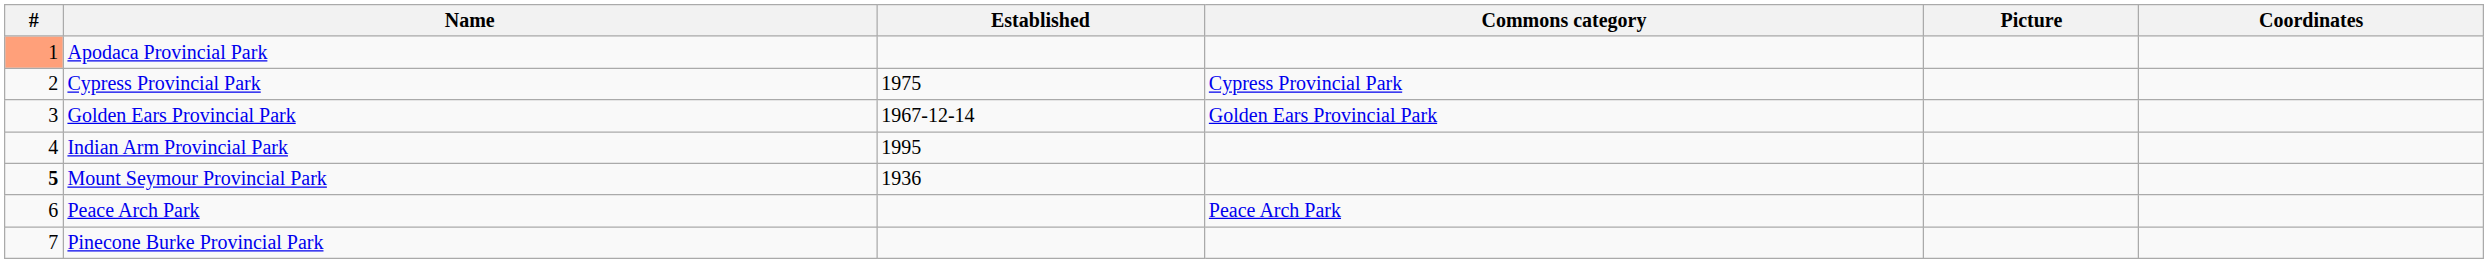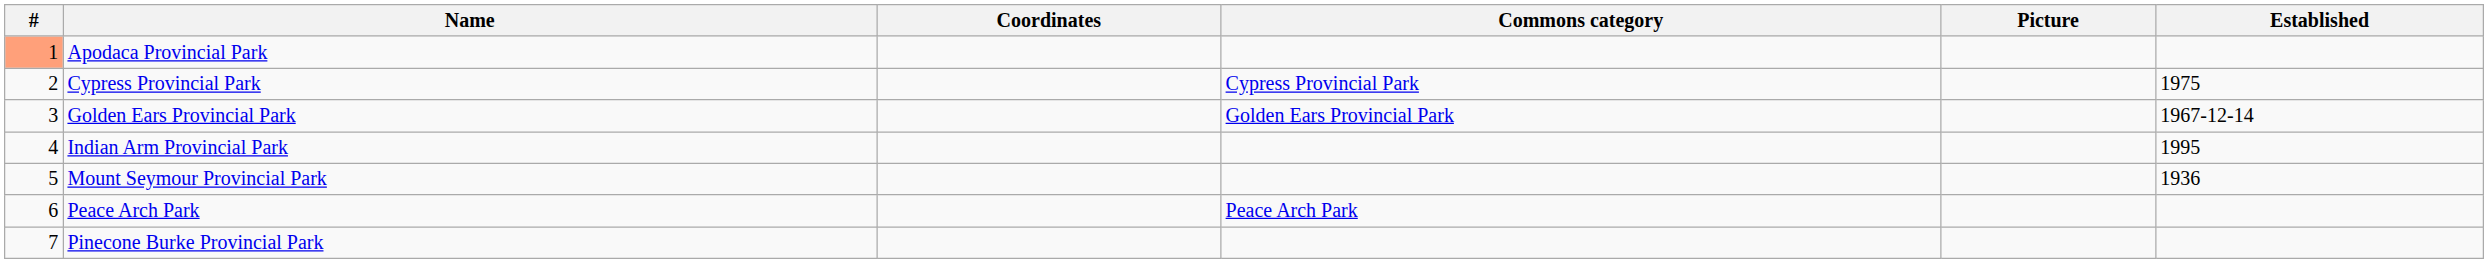columns swapped: (1040, 20) <-> (2311, 20)
(53, 178) bold -> (53, 178) normal
